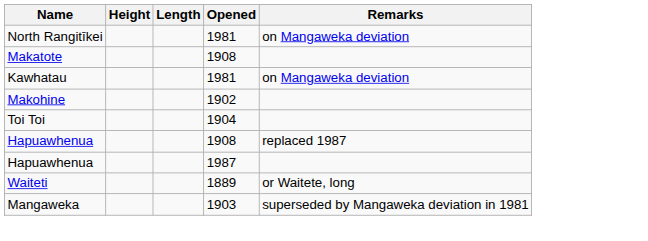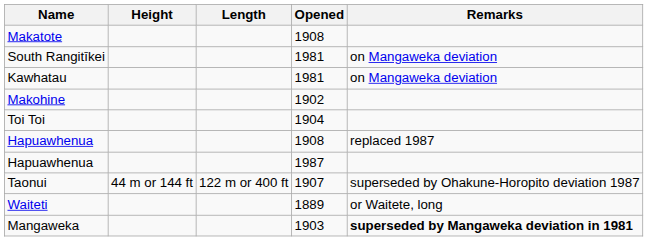- row: (55, 36)
+ row: (56, 57)
+ row: (27, 183)
(395, 204) normal -> (491, 225) bold
